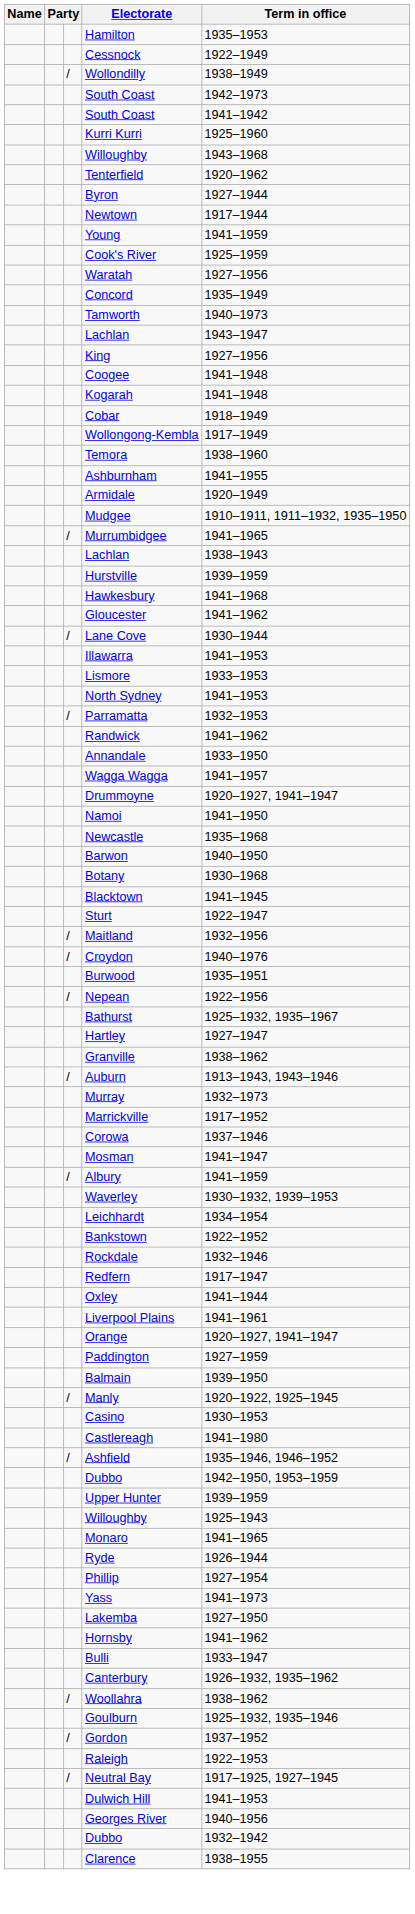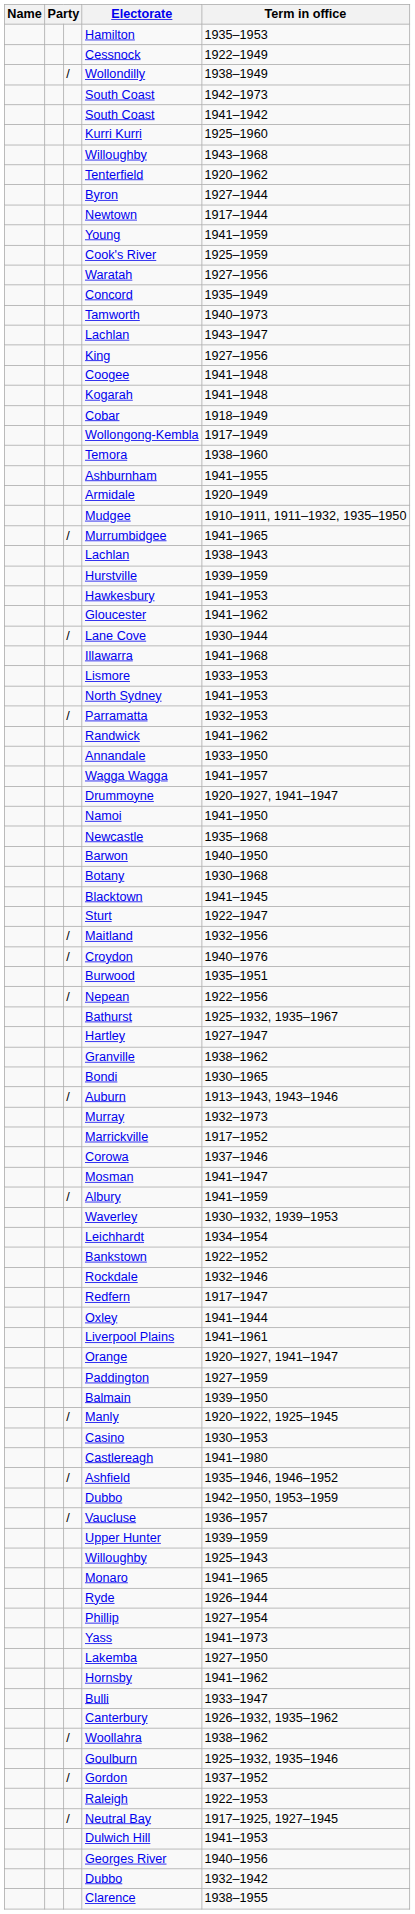(236, 595) 1941–1968 -> (236, 595) 1941–1953
(236, 656) 1941–1953 -> (236, 656) 1941–1968
+ row: (73, 1077)
+ row: (68, 1517)
